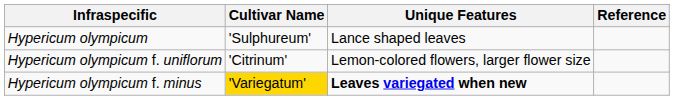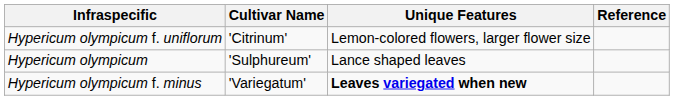rows swapped: (115, 60) <-> (78, 38)
(267, 83) gold background -> (267, 83) no background
